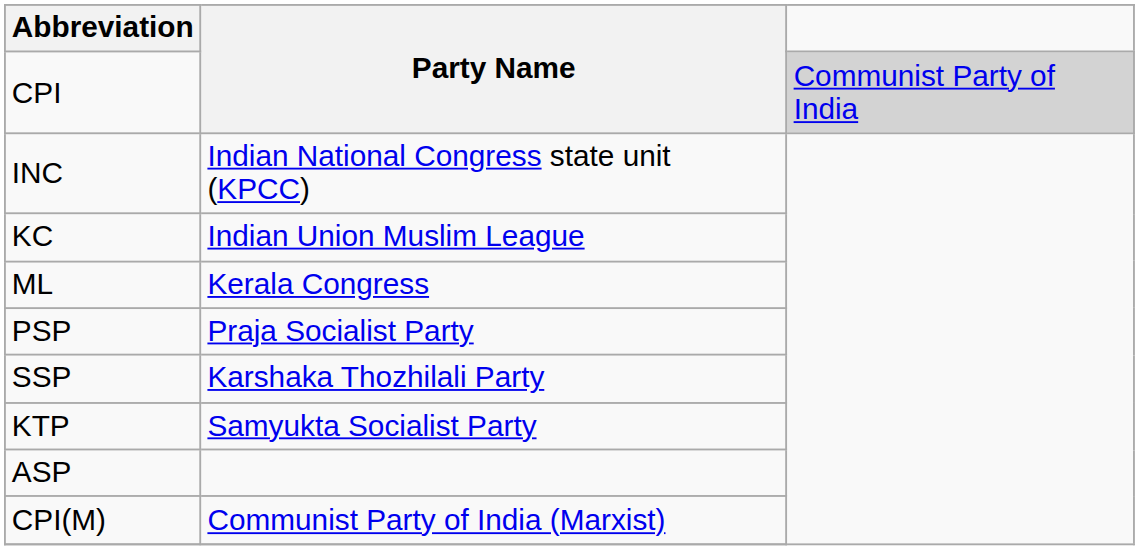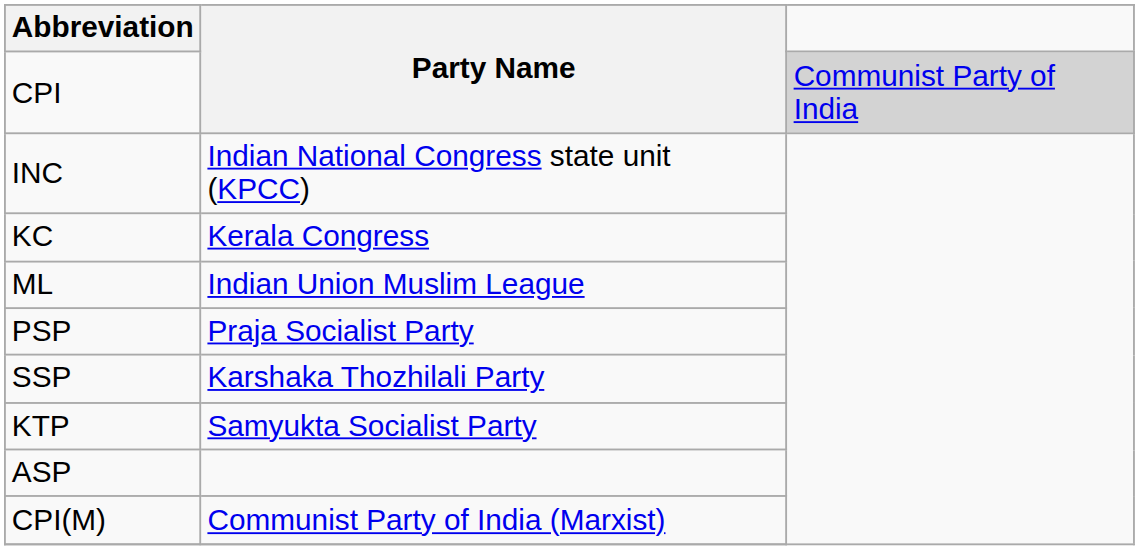(396, 236) Indian Union Muslim League -> (318, 236) Kerala Congress
(318, 283) Kerala Congress -> (396, 283) Indian Union Muslim League
